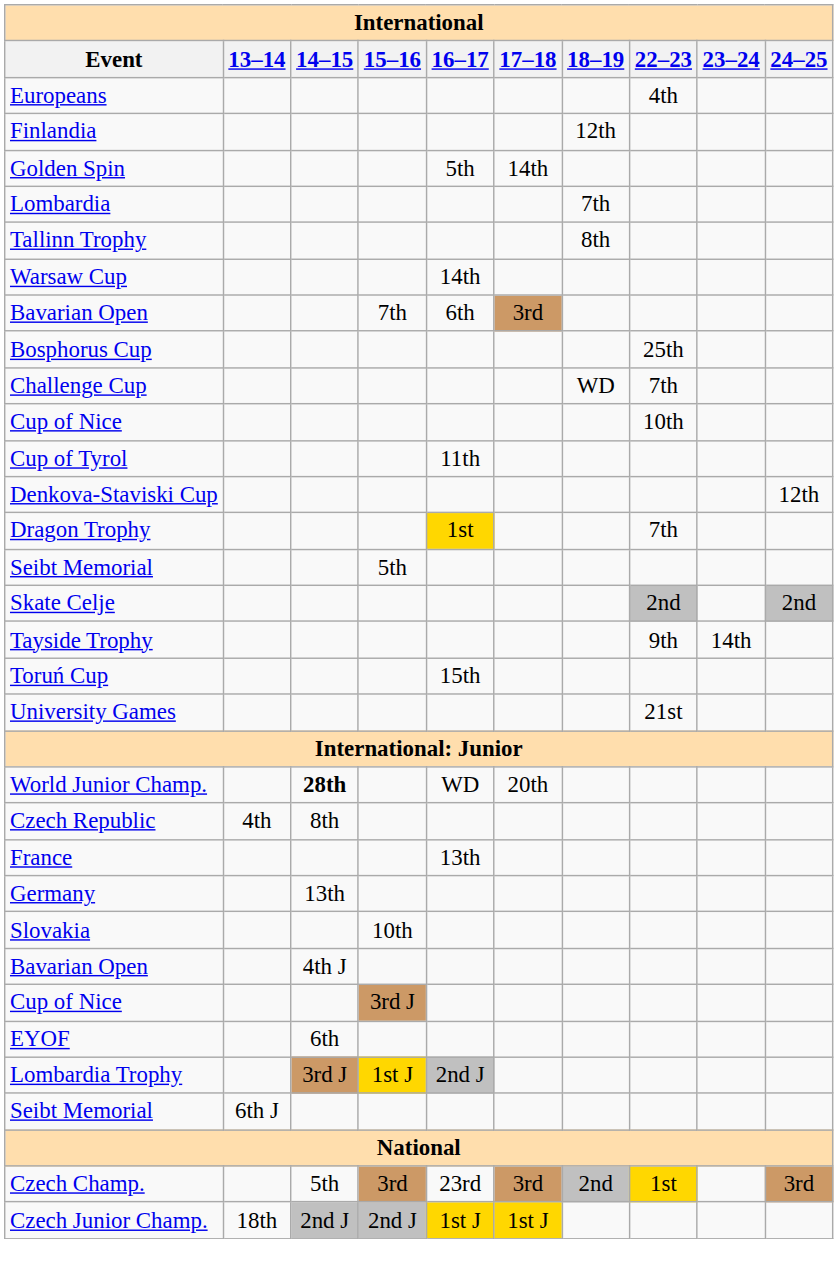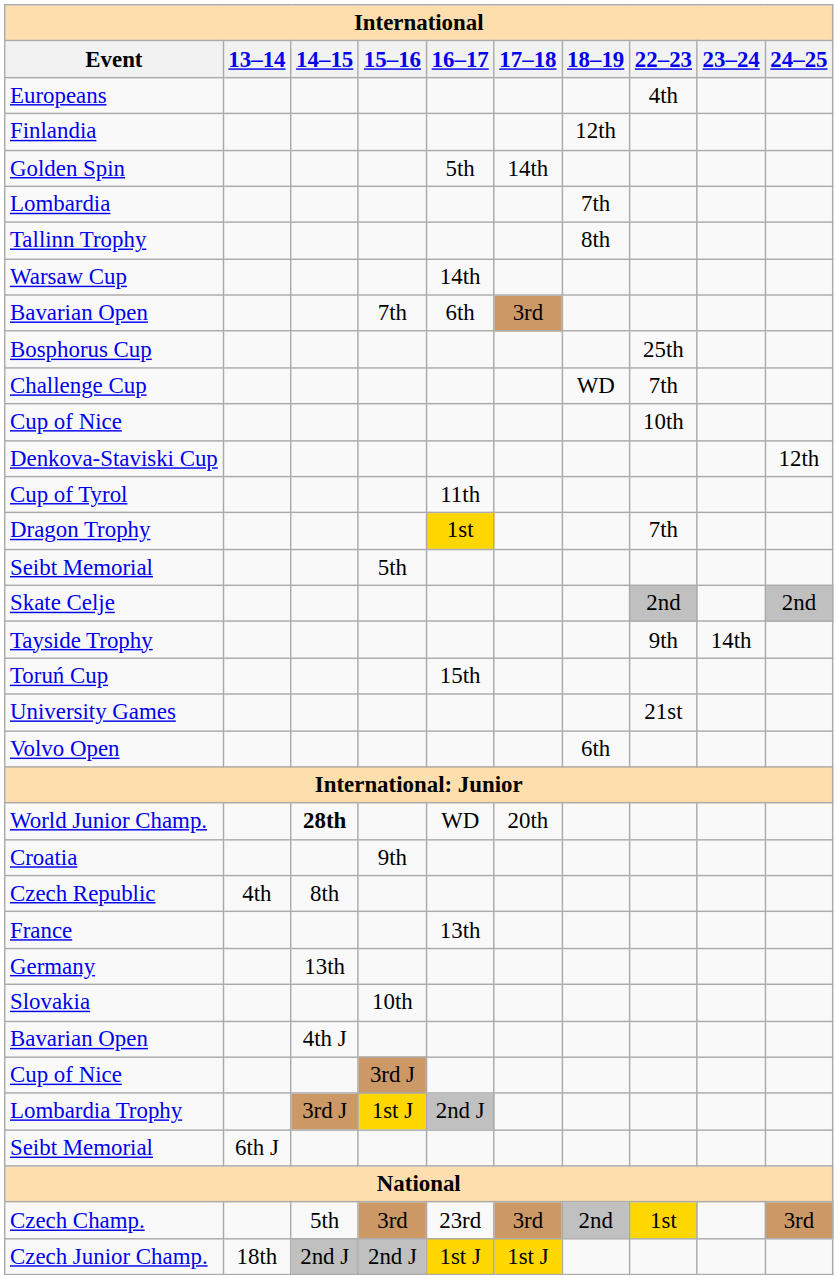rows swapped: (69, 458) <-> (114, 494)
+ row: (65, 748)
+ row: (44, 857)
- row: (40, 1038)
